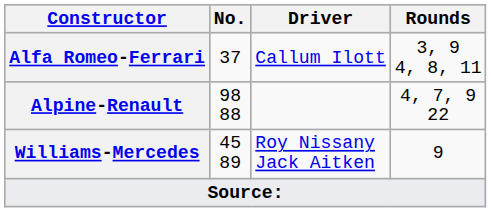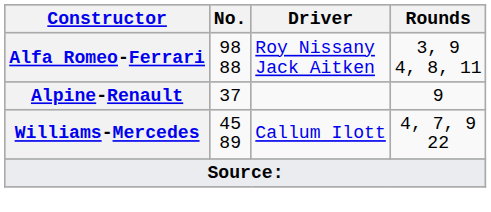(230, 58) 37 -> (230, 58) 98 88
(321, 58) Callum Ilott -> (315, 58) Roy Nissany Jack Aitken
(230, 106) 98 88 -> (230, 96) 37
(438, 106) 4, 7, 9 22 -> (438, 96) 9
(315, 154) Roy Nissany Jack Aitken -> (321, 134) Callum Ilott
(438, 154) 9 -> (438, 134) 4, 7, 9 22
